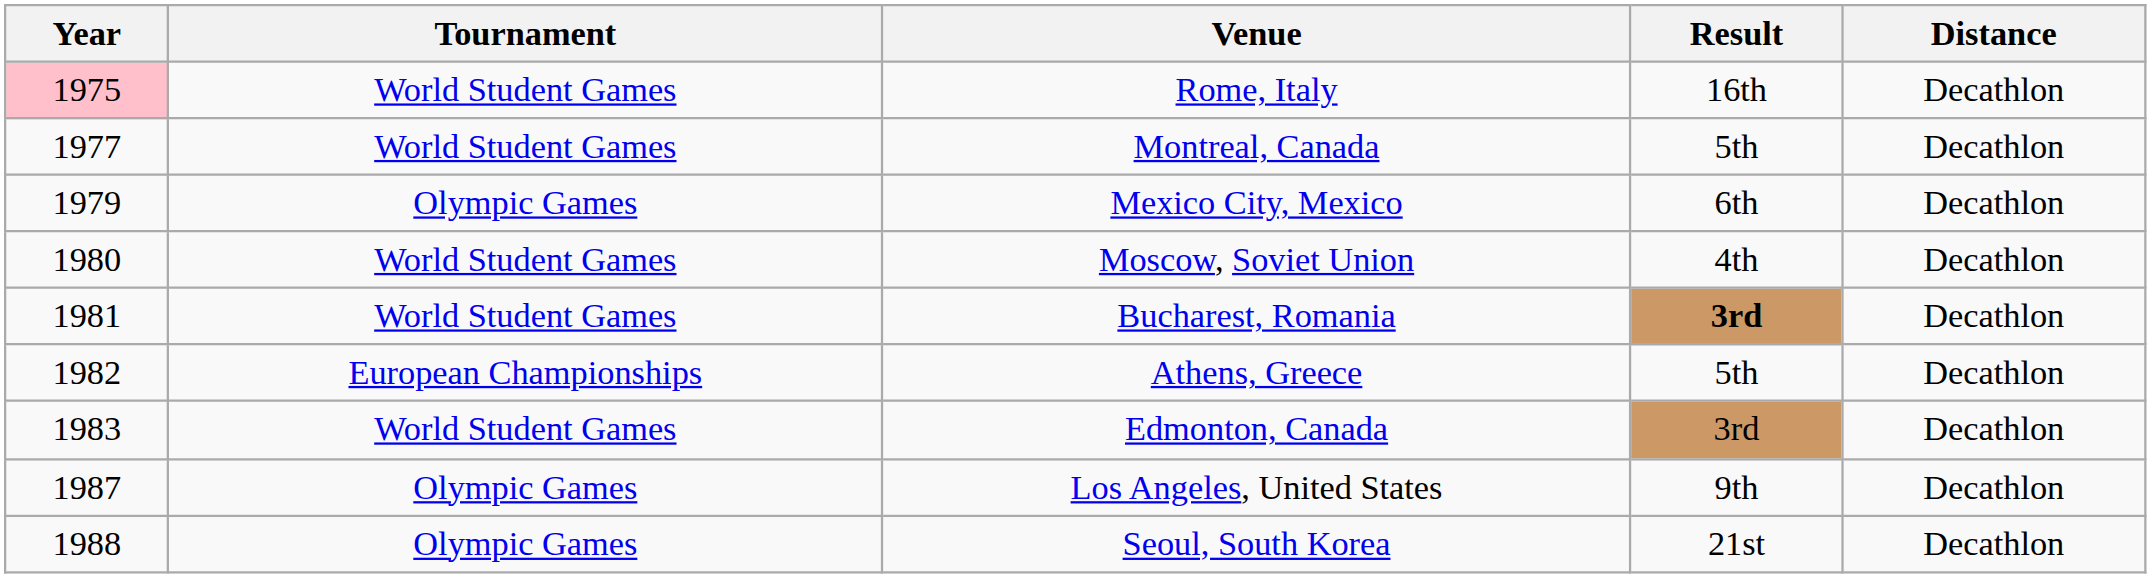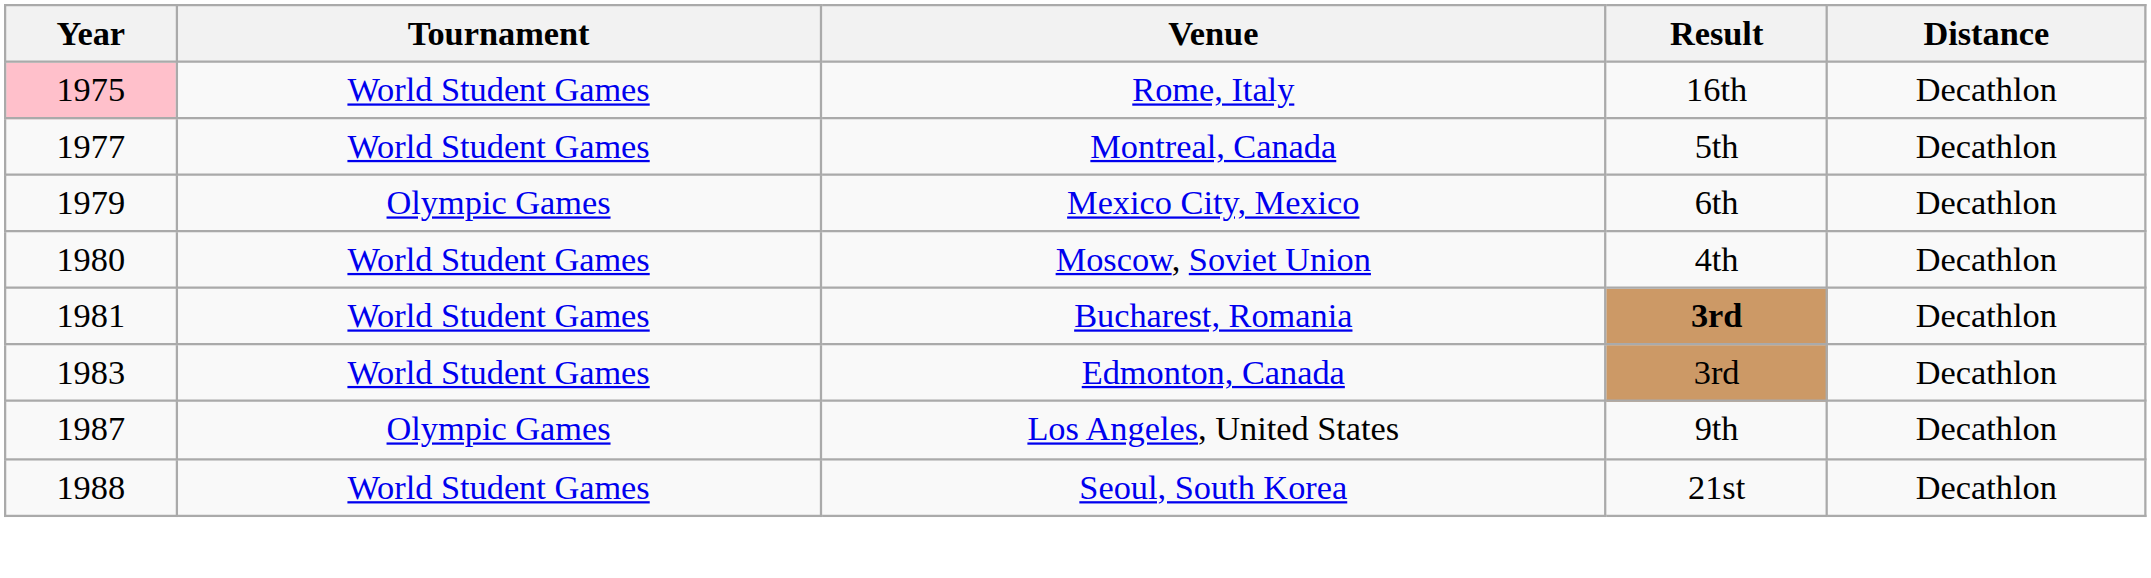- row: (1257, 372)
(525, 542) Olympic Games -> (499, 486) World Student Games
